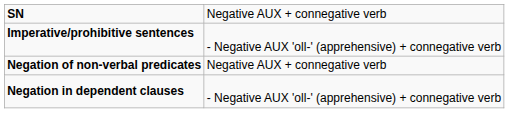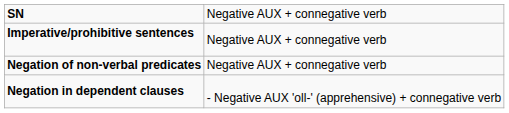(354, 46) - Negative AUX 'oll-' (apprehensive) + connegative verb -> (297, 39) Negative AUX + connegative verb
